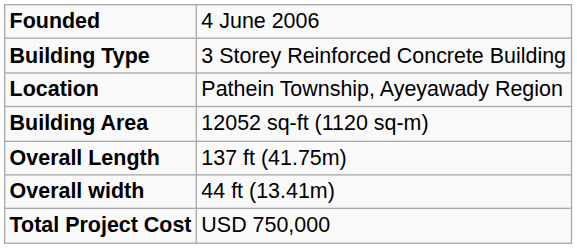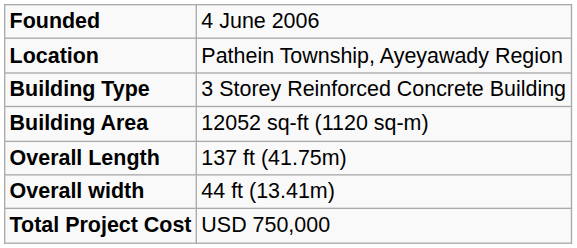rows swapped: (54, 89) <-> (80, 55)
